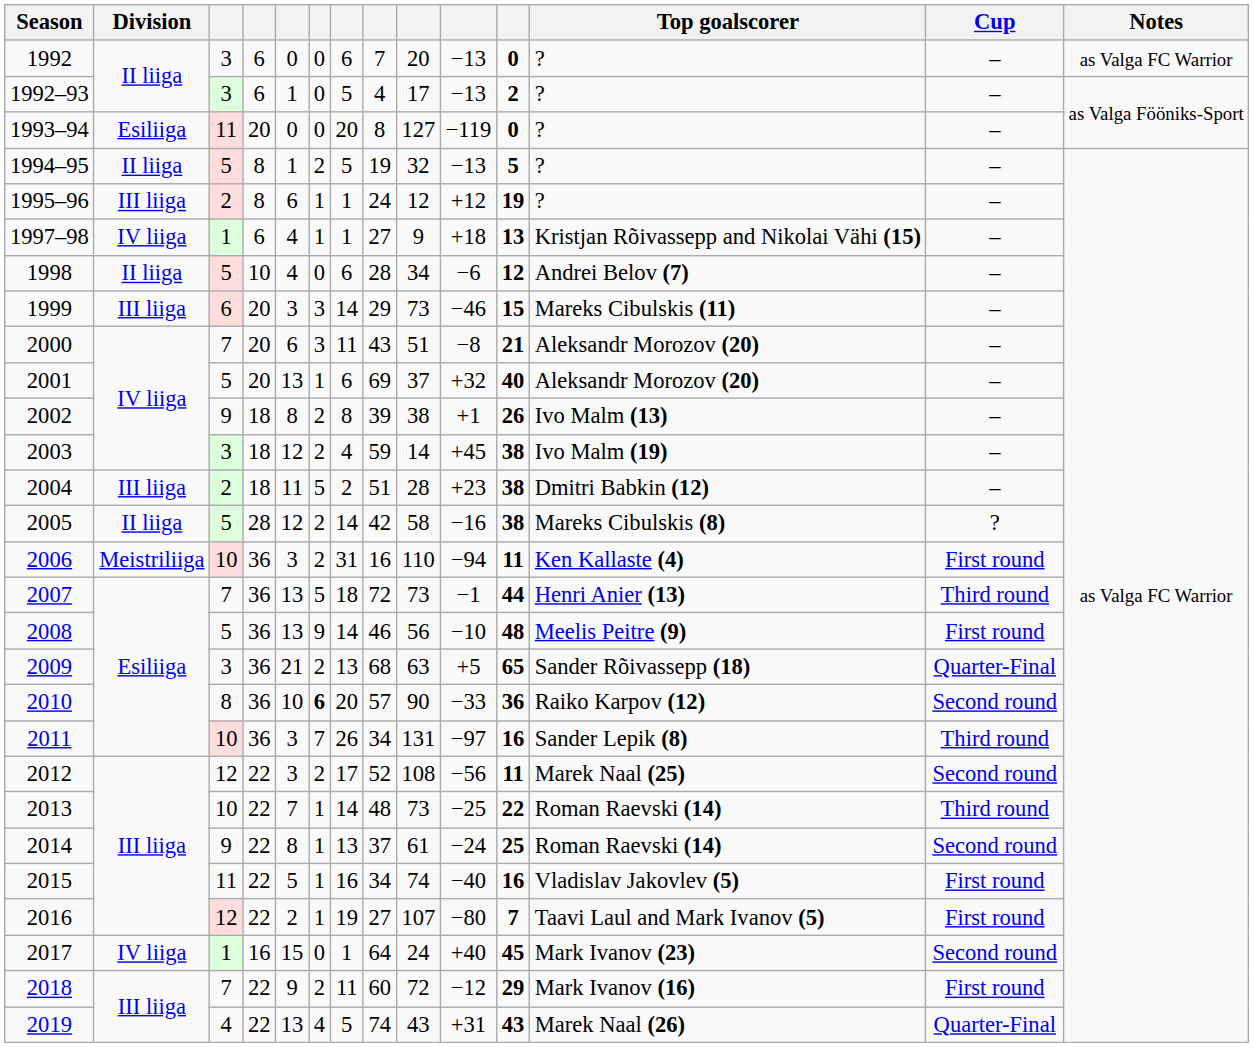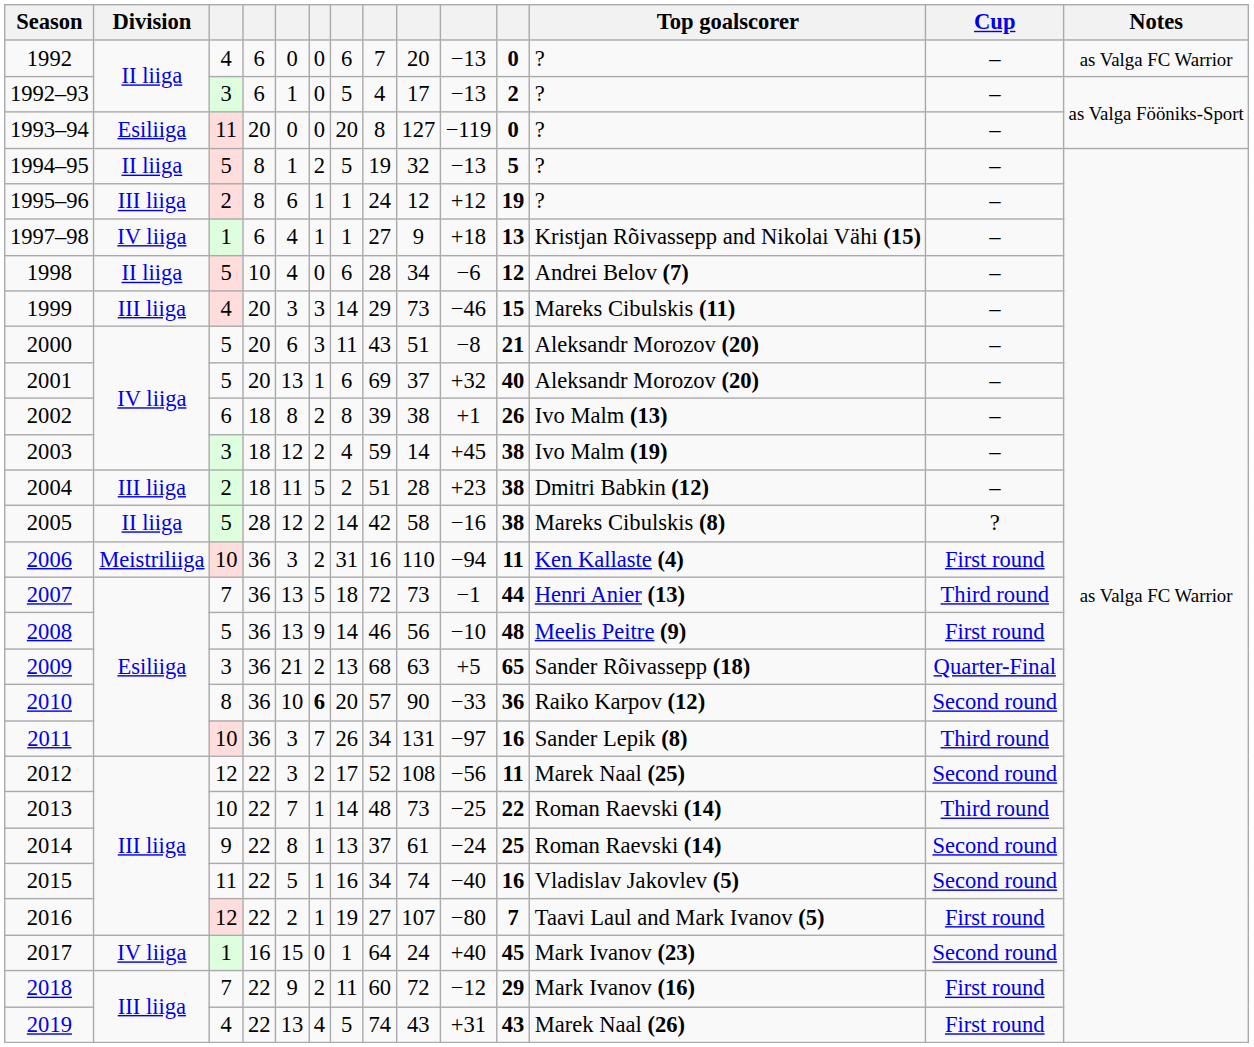(226, 58) 3 -> (226, 58) 4
(226, 308) 6 -> (226, 308) 4
(226, 344) 7 -> (226, 344) 5
(226, 415) 9 -> (226, 415) 6
(995, 881) First round -> (995, 881) Second round
(995, 1024) Quarter-Final -> (995, 1024) First round
